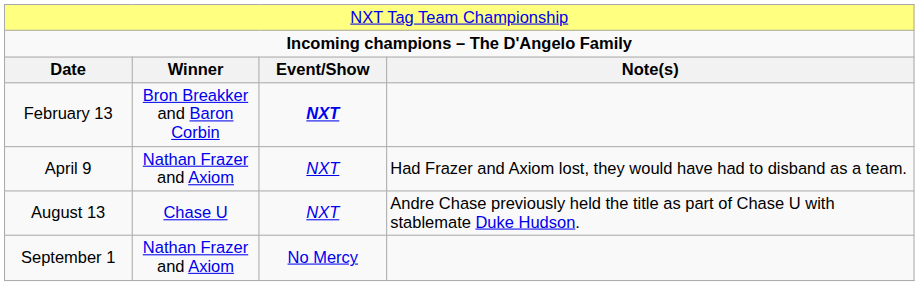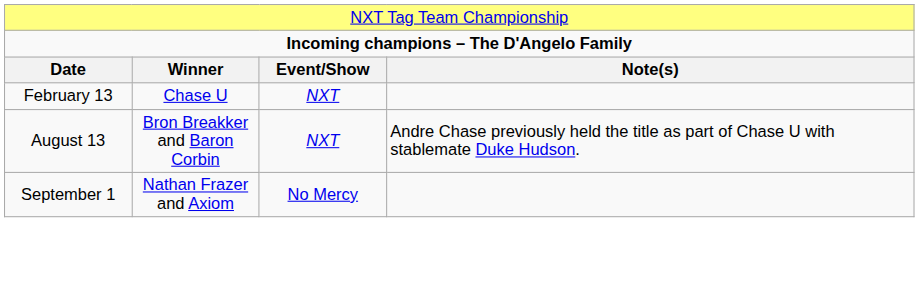(195, 114) Bron Breakker and Baron Corbin -> (195, 95) Chase U
(323, 114) bold -> (323, 95) normal
- row: (68, 168)
(195, 213) Chase U -> (195, 140) Bron Breakker and Baron Corbin
